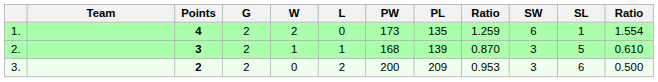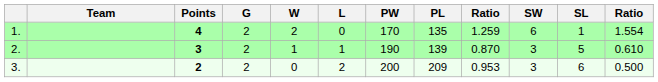(390, 31) 173 -> (390, 31) 170
(390, 49) 168 -> (390, 49) 190
